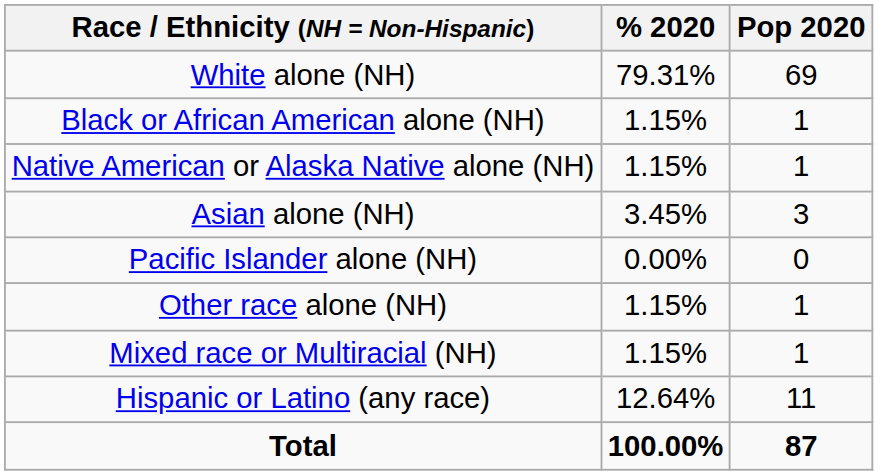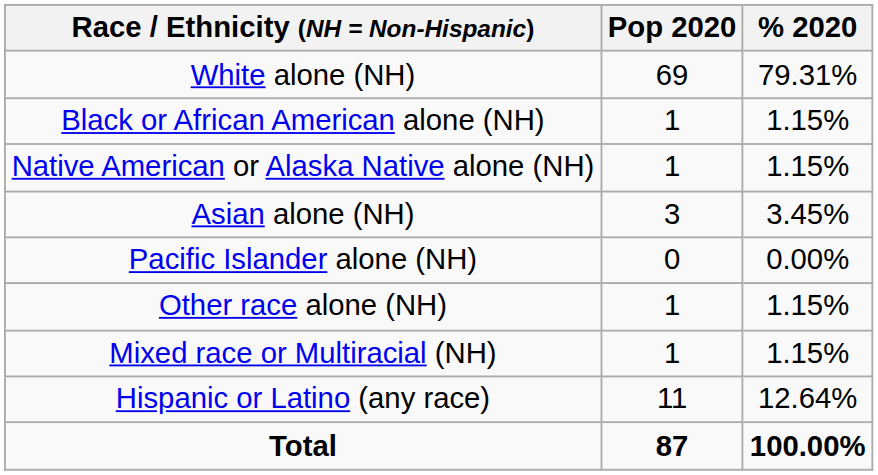columns swapped: (801, 27) <-> (666, 27)
